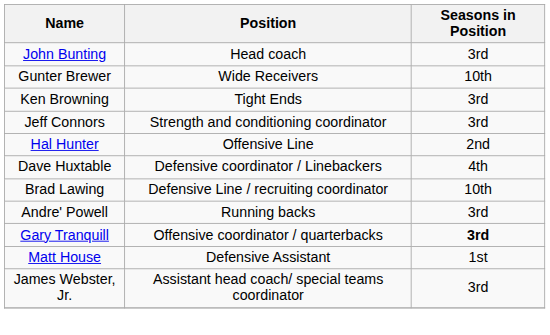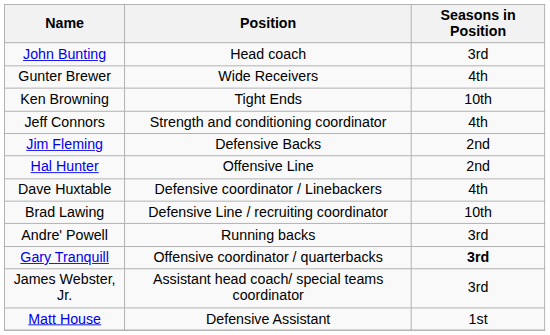(478, 76) 10th -> (478, 76) 4th
(478, 99) 3rd -> (478, 99) 10th
(478, 122) 3rd -> (478, 122) 4th
+ row: (65, 144)
rows swapped: (65, 288) <-> (65, 257)
